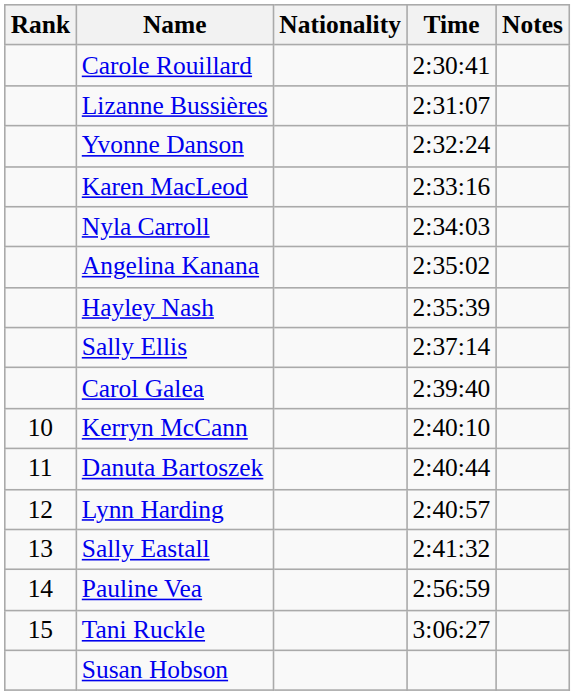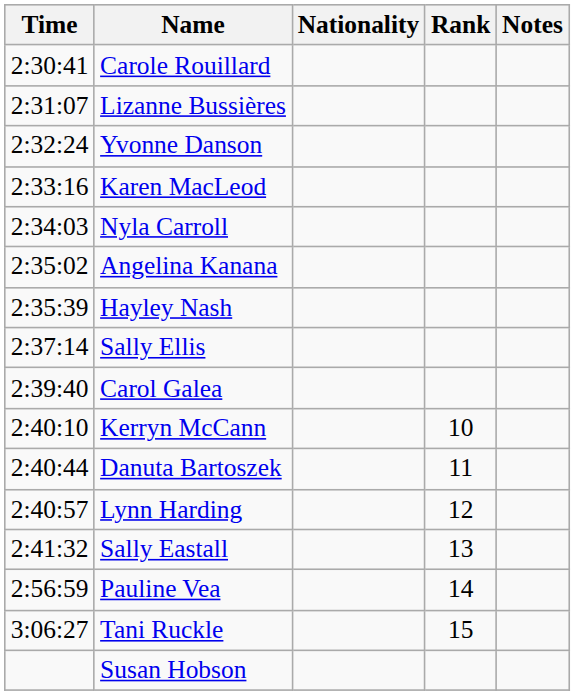columns swapped: (40, 24) <-> (451, 24)
